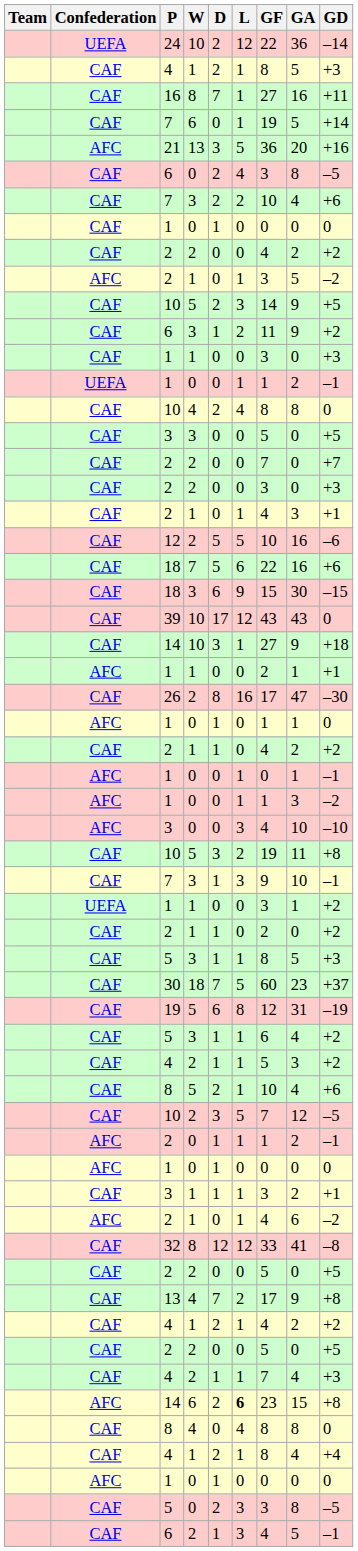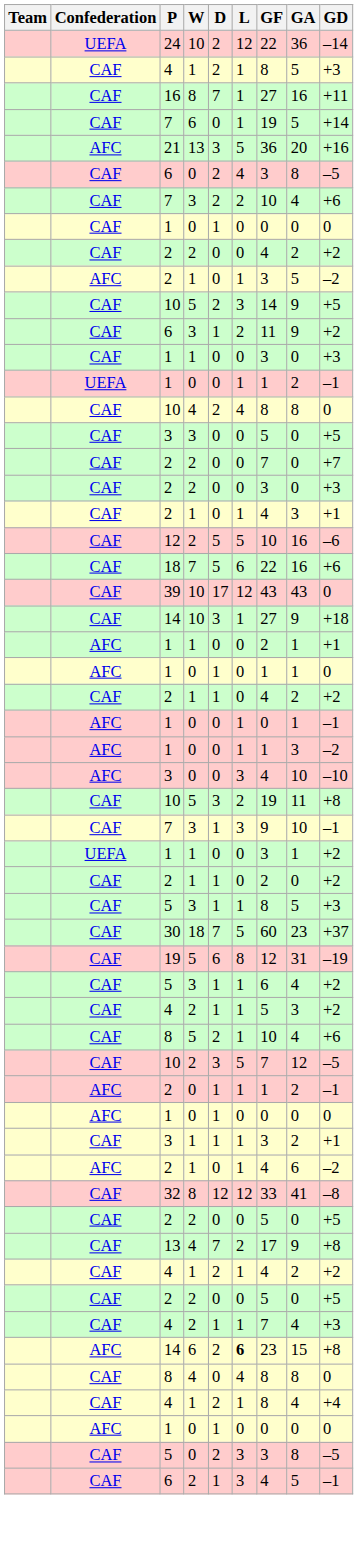- row: (172, 592)
- row: (172, 697)
